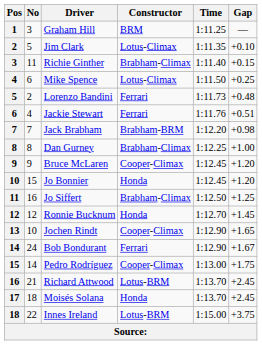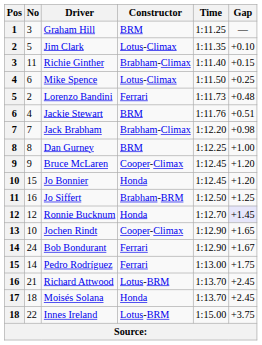(134, 113) Ferrari -> (131, 113) BRM
(152, 130) Brabham-BRM -> (155, 130) Brabham-Climax
(155, 147) Brabham-Climax -> (131, 147) BRM
(155, 197) Brabham-Climax -> (152, 197) Brabham-BRM
(243, 214) no background -> (243, 214) lavender background
(152, 264) Cooper-Climax -> (134, 264) Ferrari
